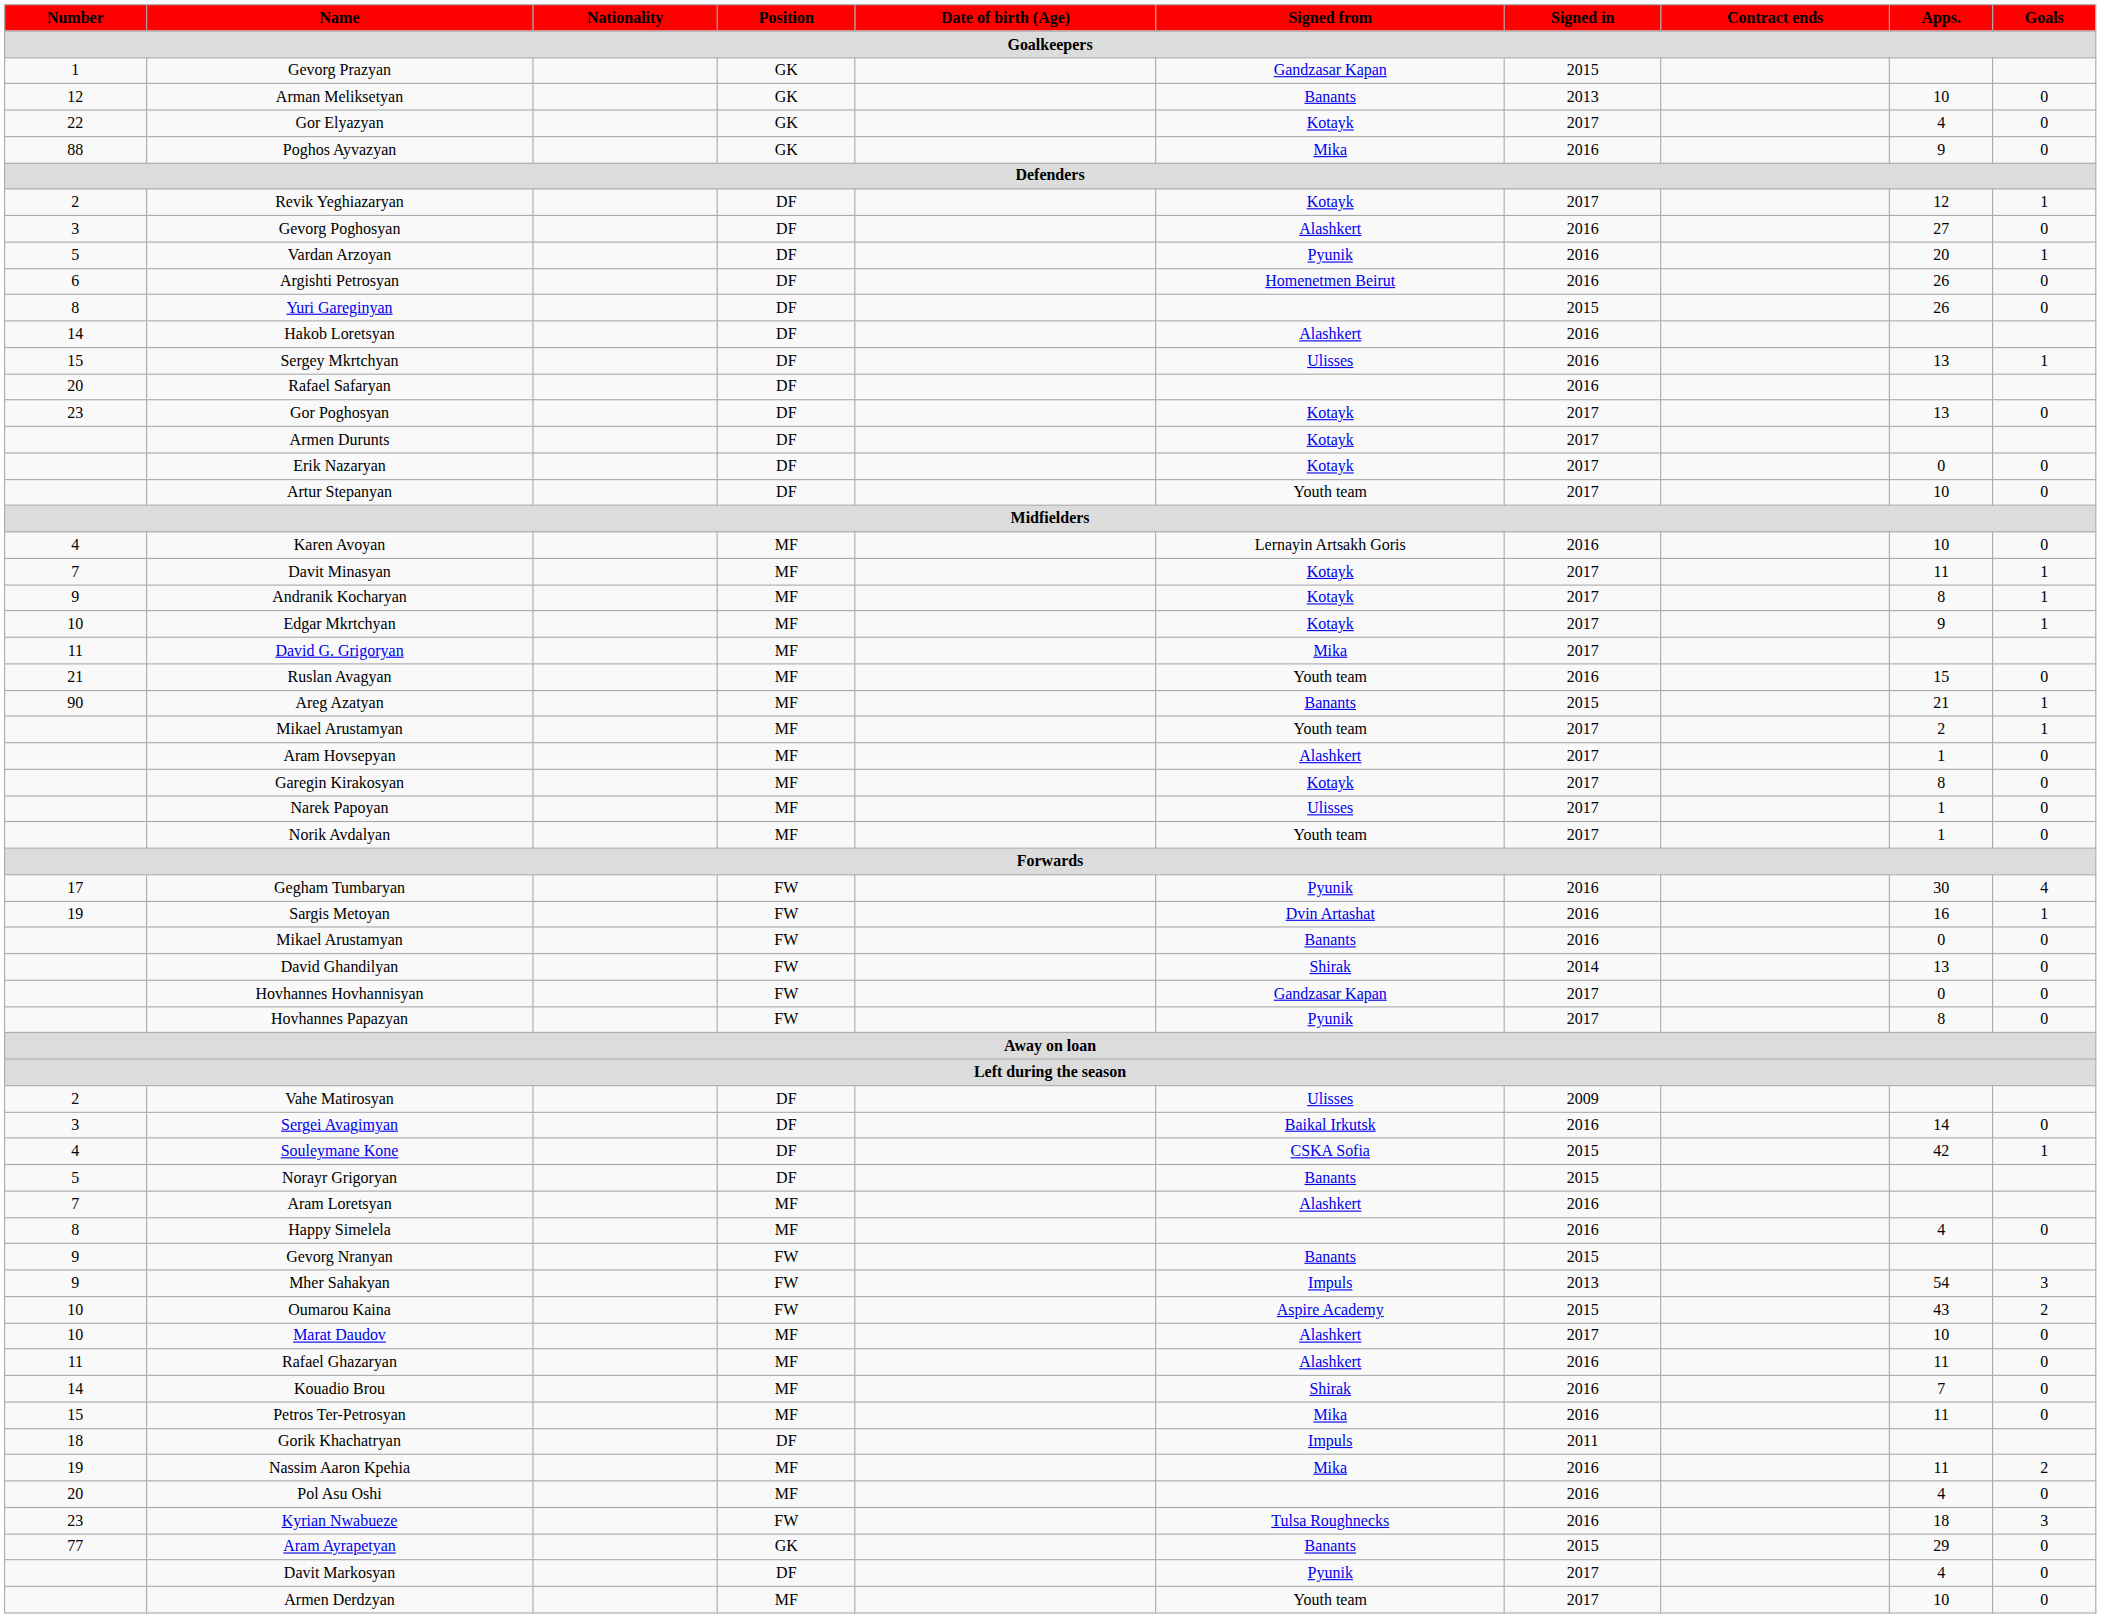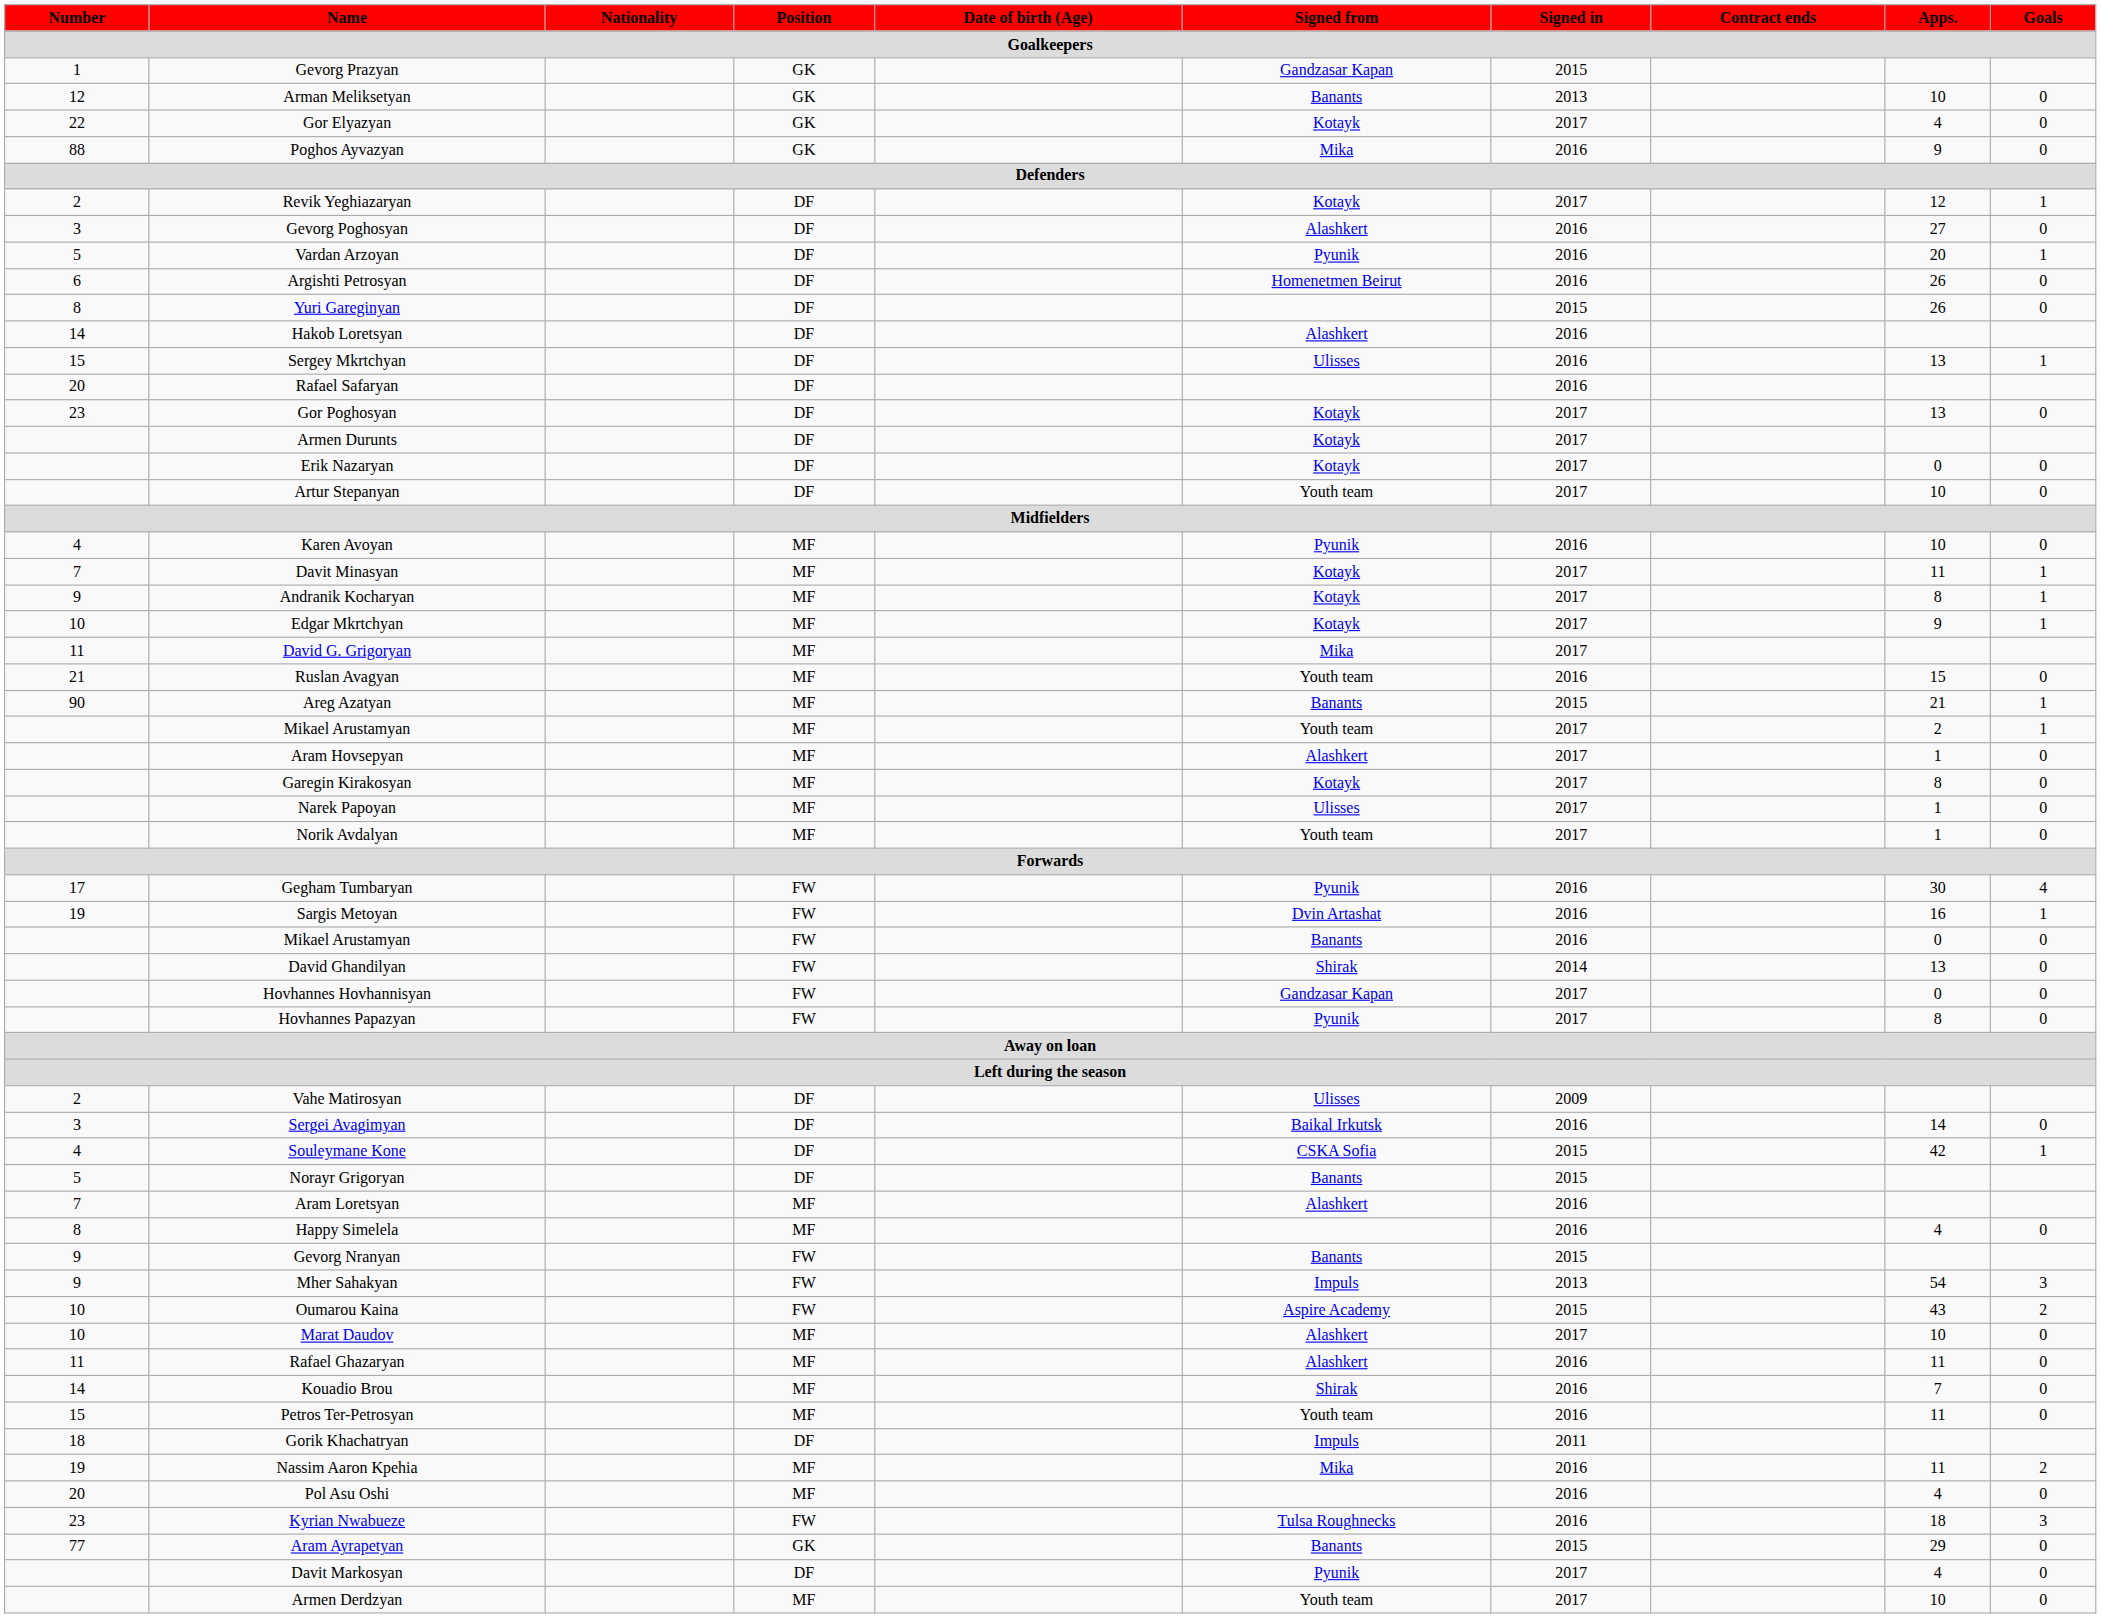(1330, 545) Lernayin Artsakh Goris -> (1337, 545) Pyunik
(1330, 1415) Mika -> (1337, 1415) Youth team
